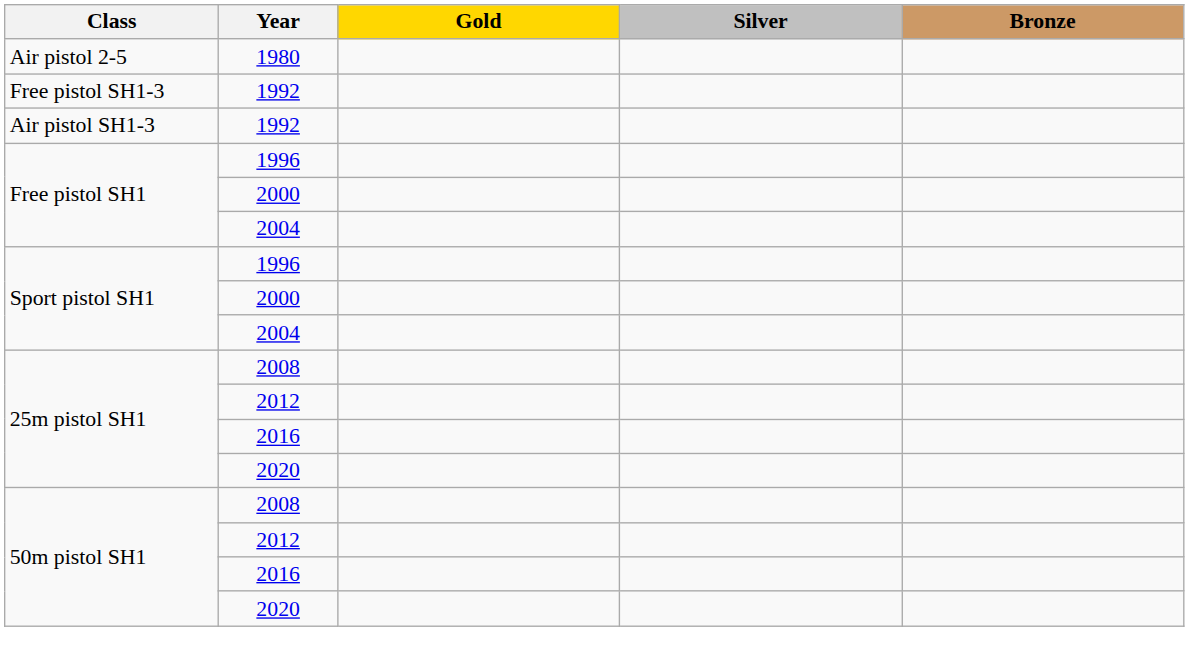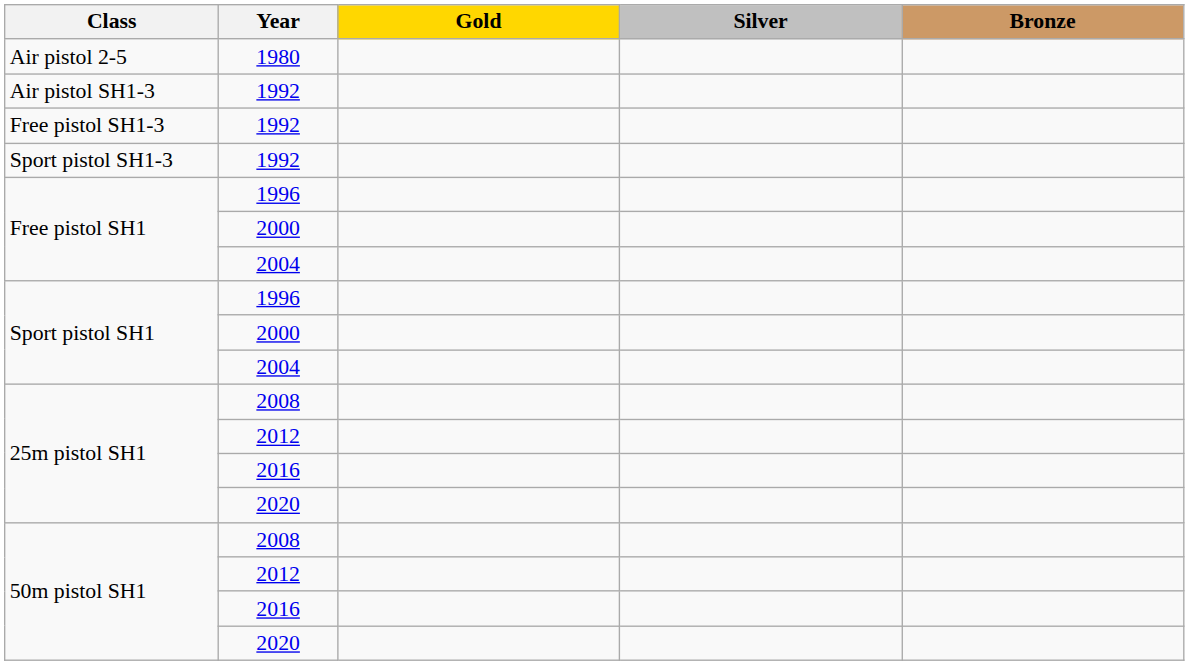rows swapped: (82, 125) <-> (87, 90)
+ row: (91, 159)
